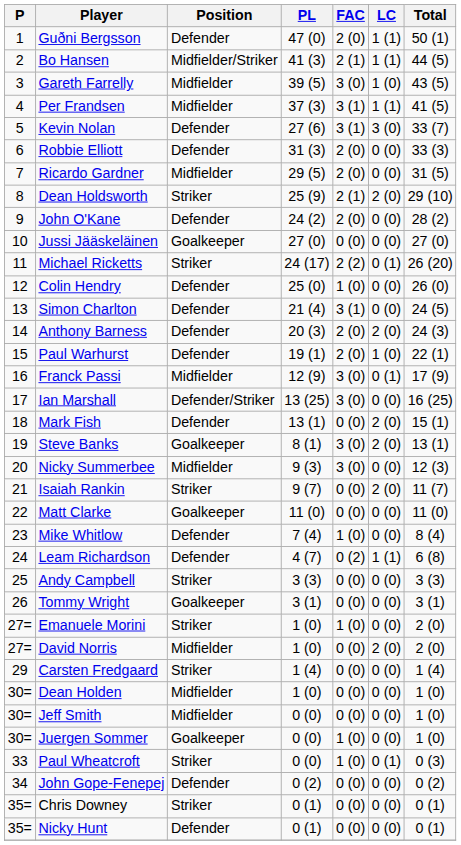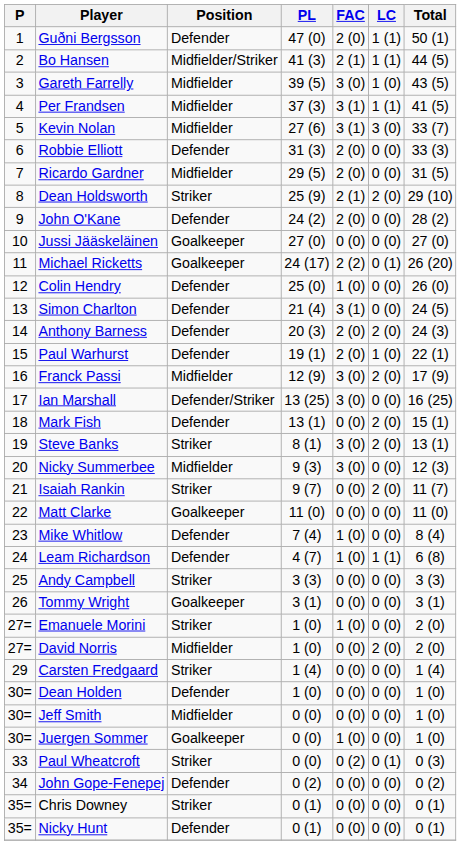(200, 128) Defender -> (202, 128) Midfielder
(191, 264) Striker -> (208, 264) Goalkeeper
(386, 377) 0 (1) -> (386, 377) 2 (0)
(208, 444) Goalkeeper -> (191, 444) Striker
(351, 557) 0 (2) -> (351, 557) 1 (0)
(202, 693) Midfielder -> (200, 693) Defender
(351, 761) 1 (0) -> (351, 761) 0 (2)
